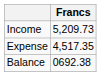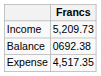rows swapped: (27, 46) <-> (26, 63)
